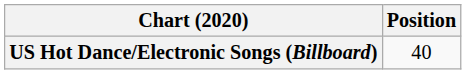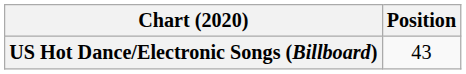(421, 52) 40 -> (421, 52) 43
